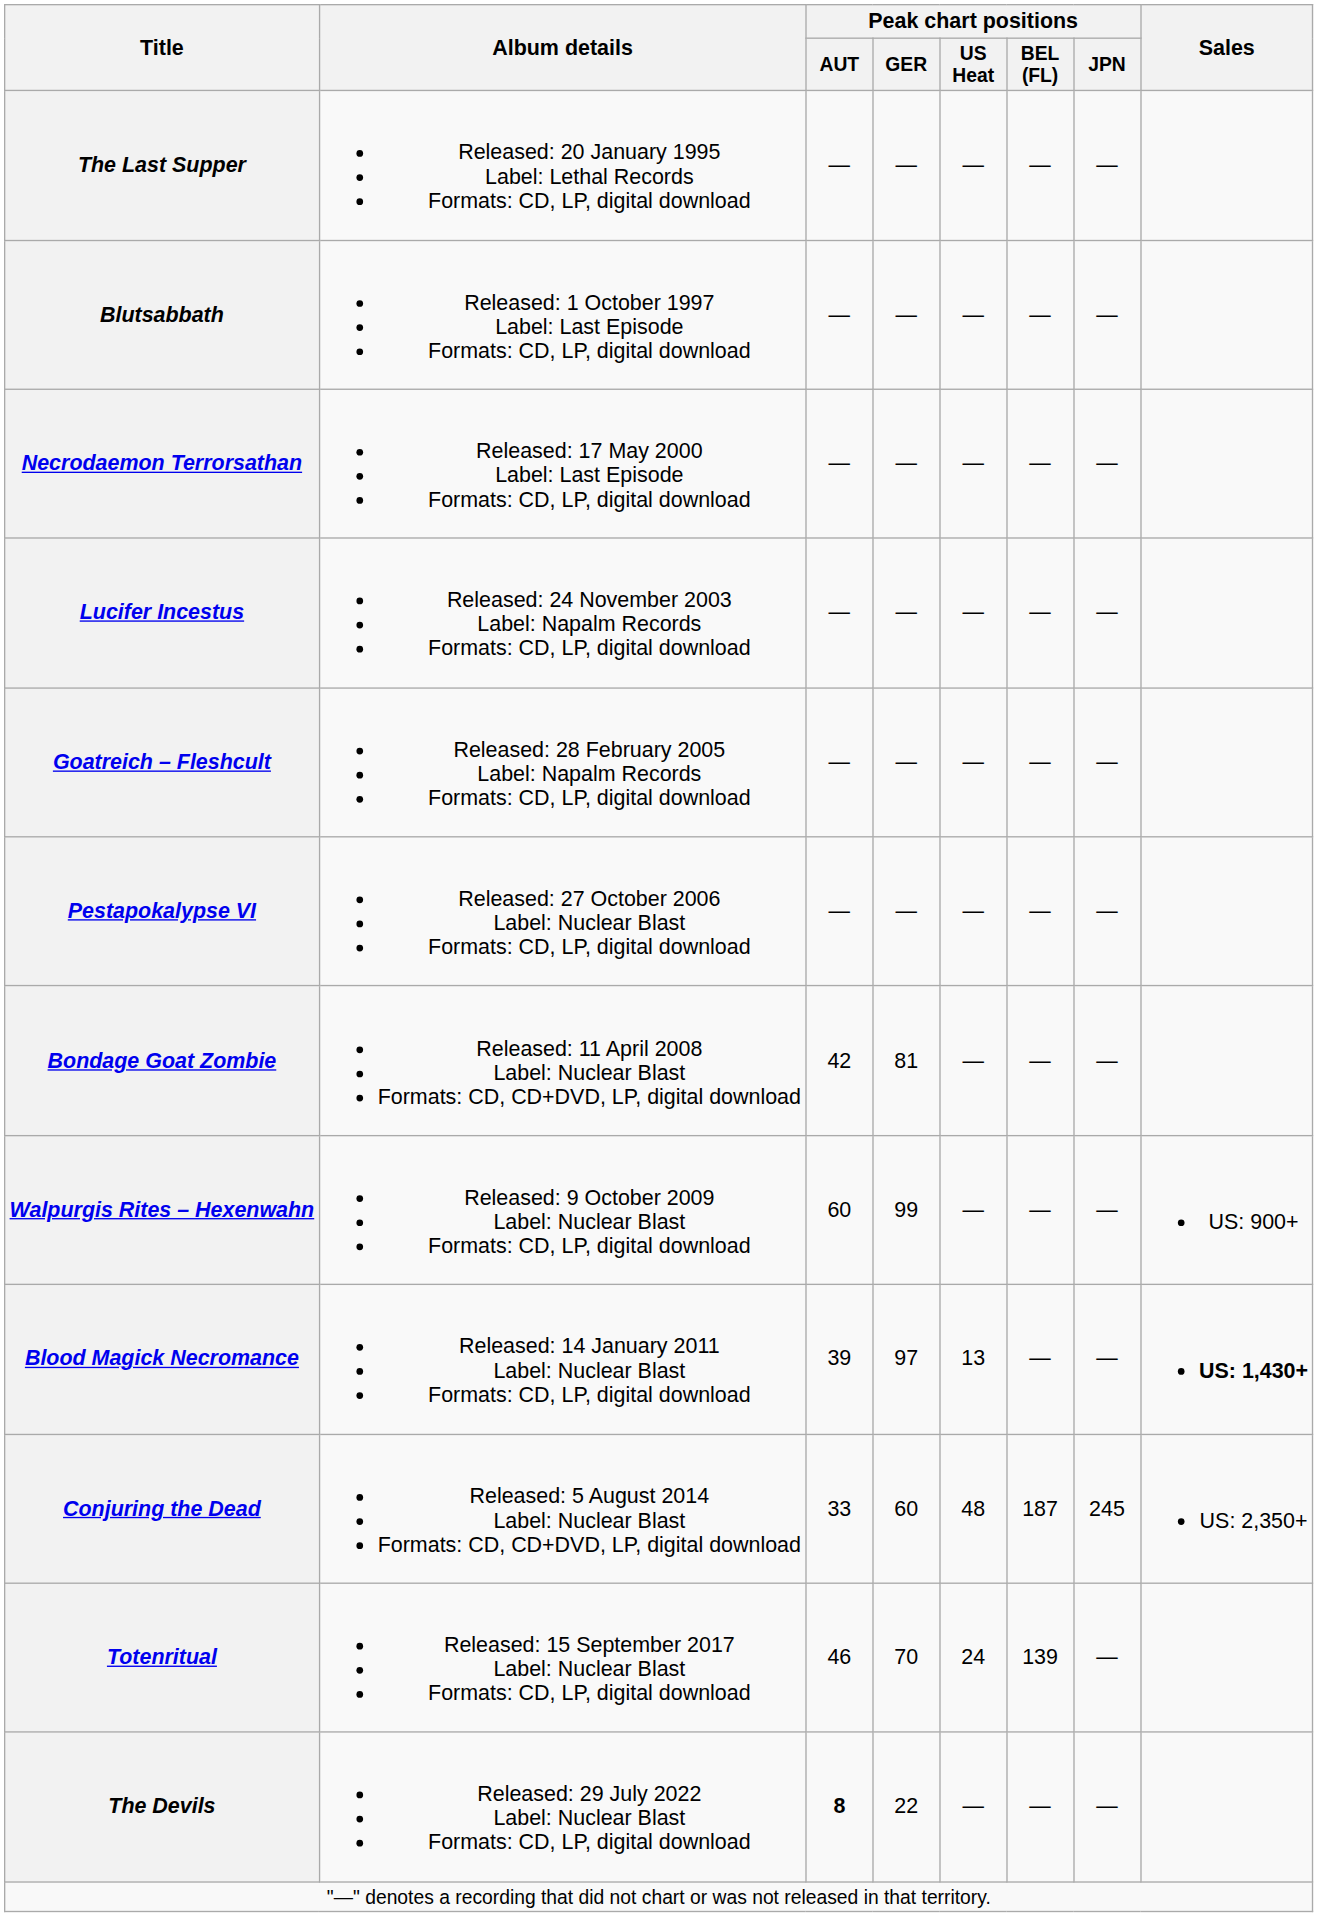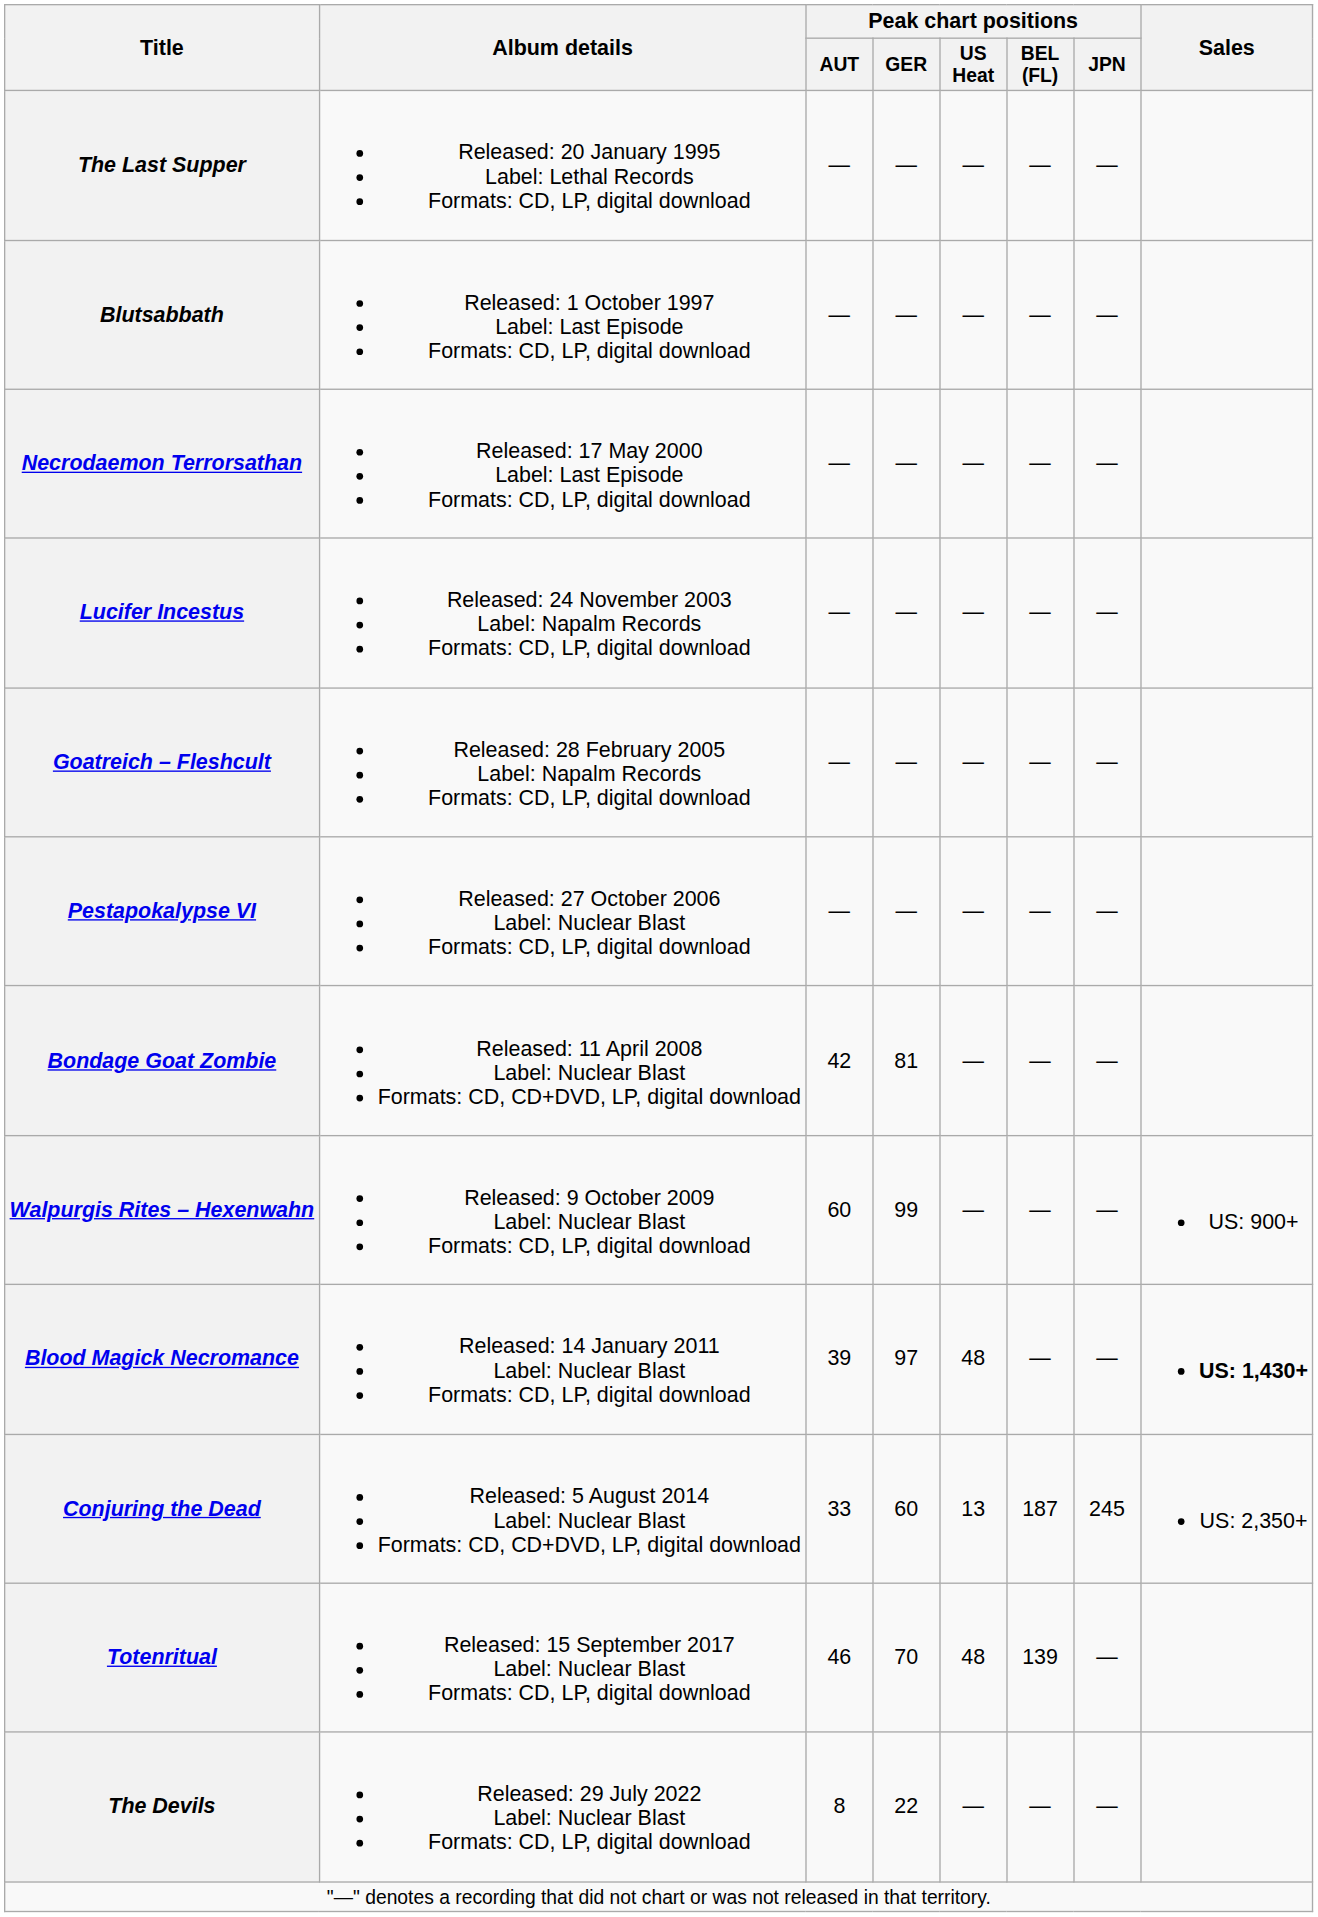(973, 1358) 13 -> (973, 1358) 48
(973, 1508) 48 -> (973, 1508) 13
(973, 1657) 24 -> (973, 1657) 48
(839, 1806) bold -> (839, 1806) normal
